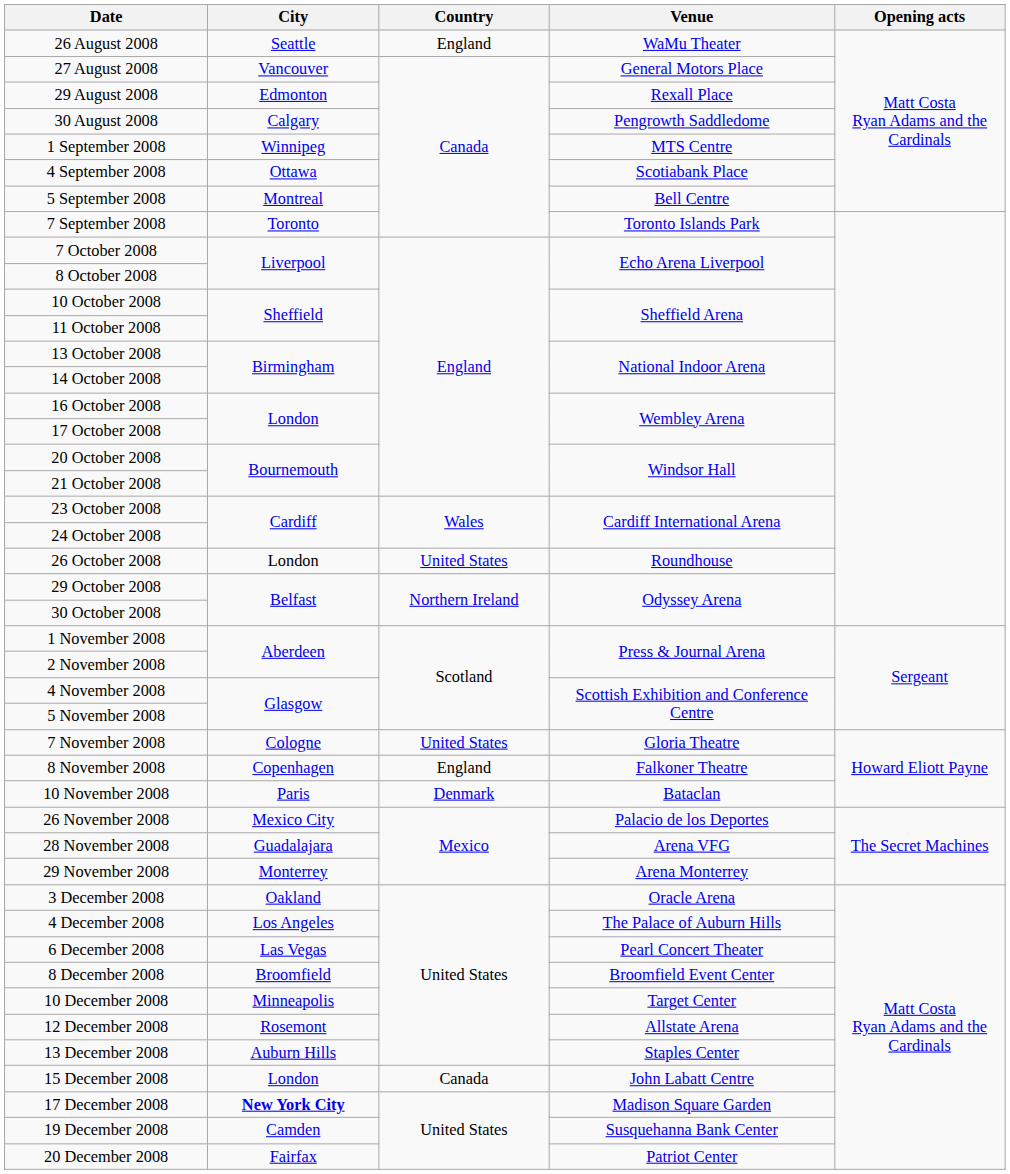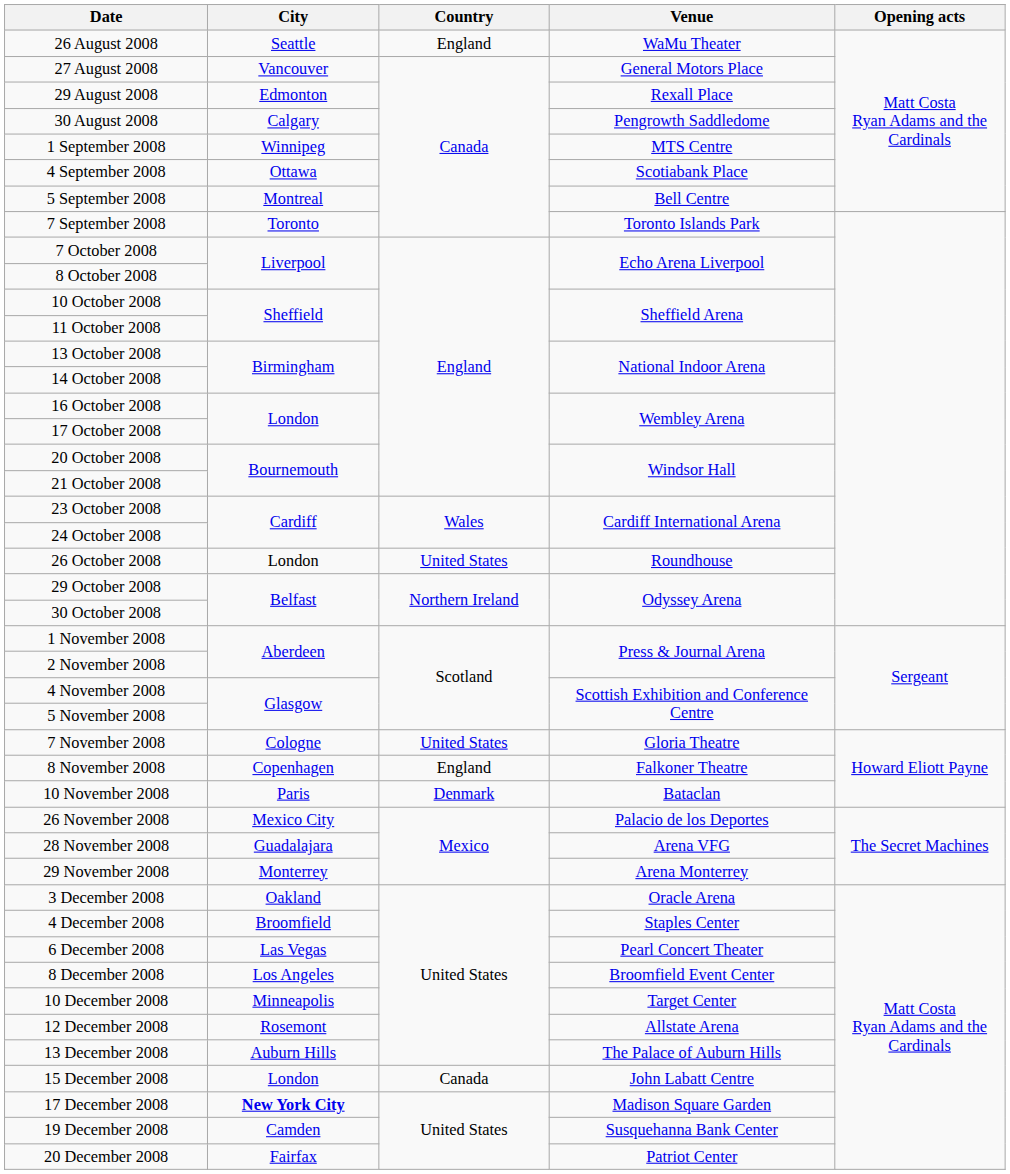(293, 923) Los Angeles -> (293, 923) Broomfield
(692, 923) The Palace of Auburn Hills -> (692, 923) Staples Center
(293, 975) Broomfield -> (293, 975) Los Angeles
(692, 1052) Staples Center -> (692, 1052) The Palace of Auburn Hills
